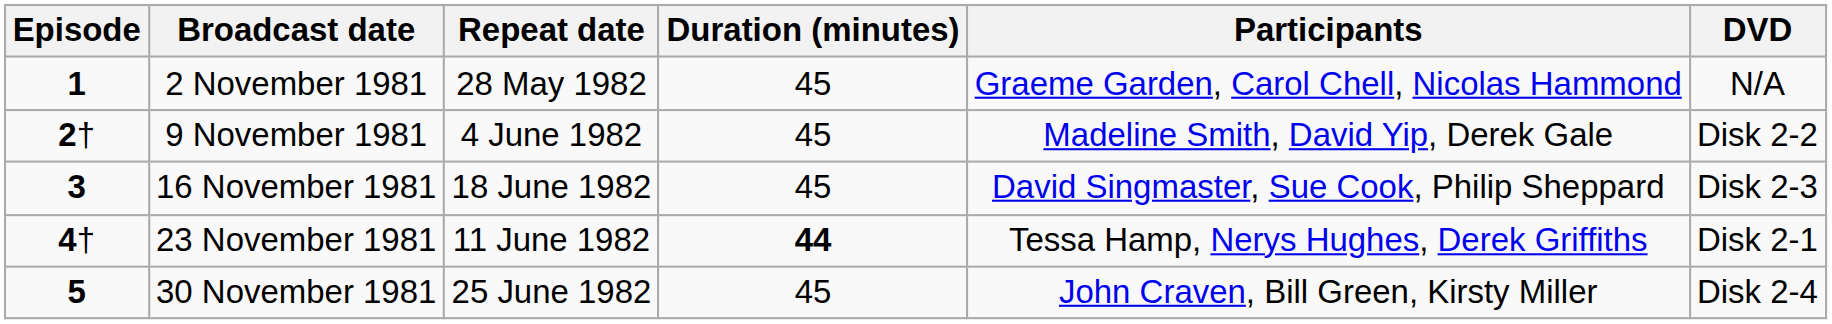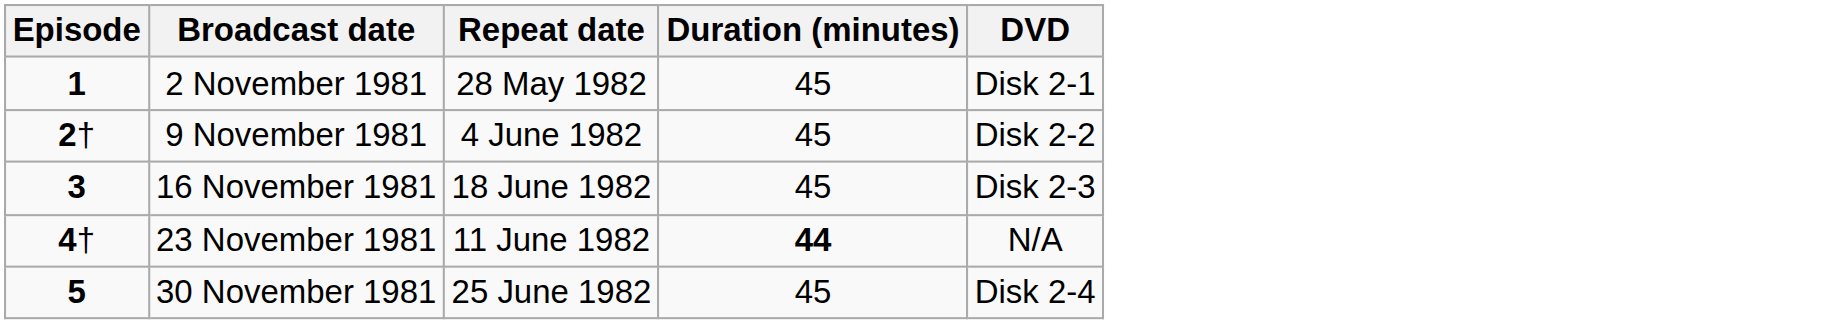- column: (1328, 30)
(1757, 82) N/A -> (1035, 82) Disk 2-1
(1757, 239) Disk 2-1 -> (1035, 239) N/A
